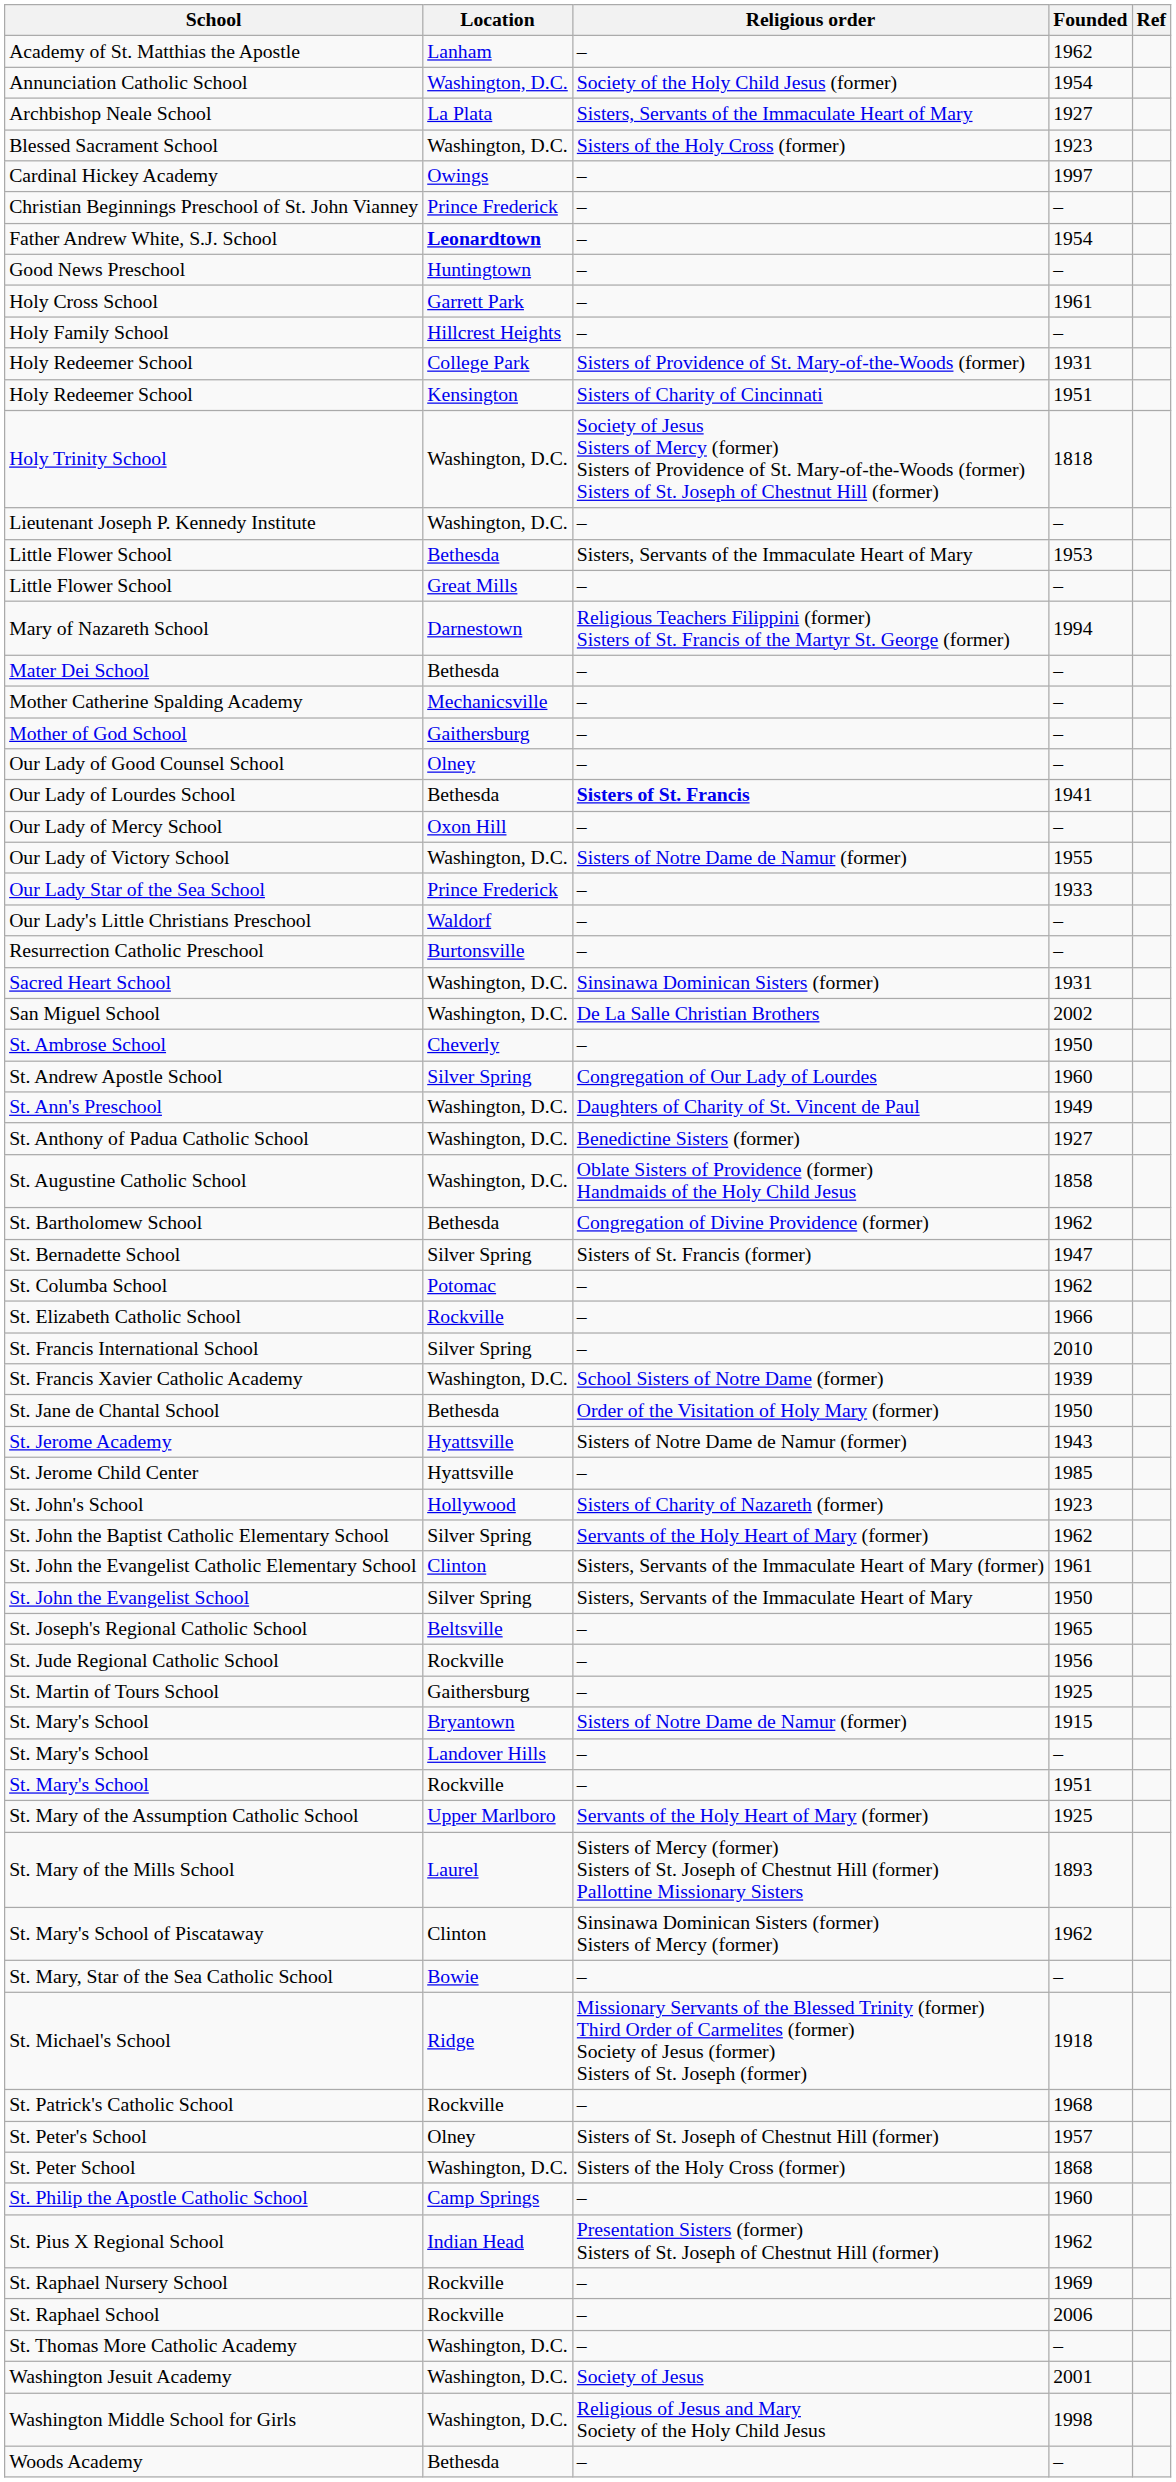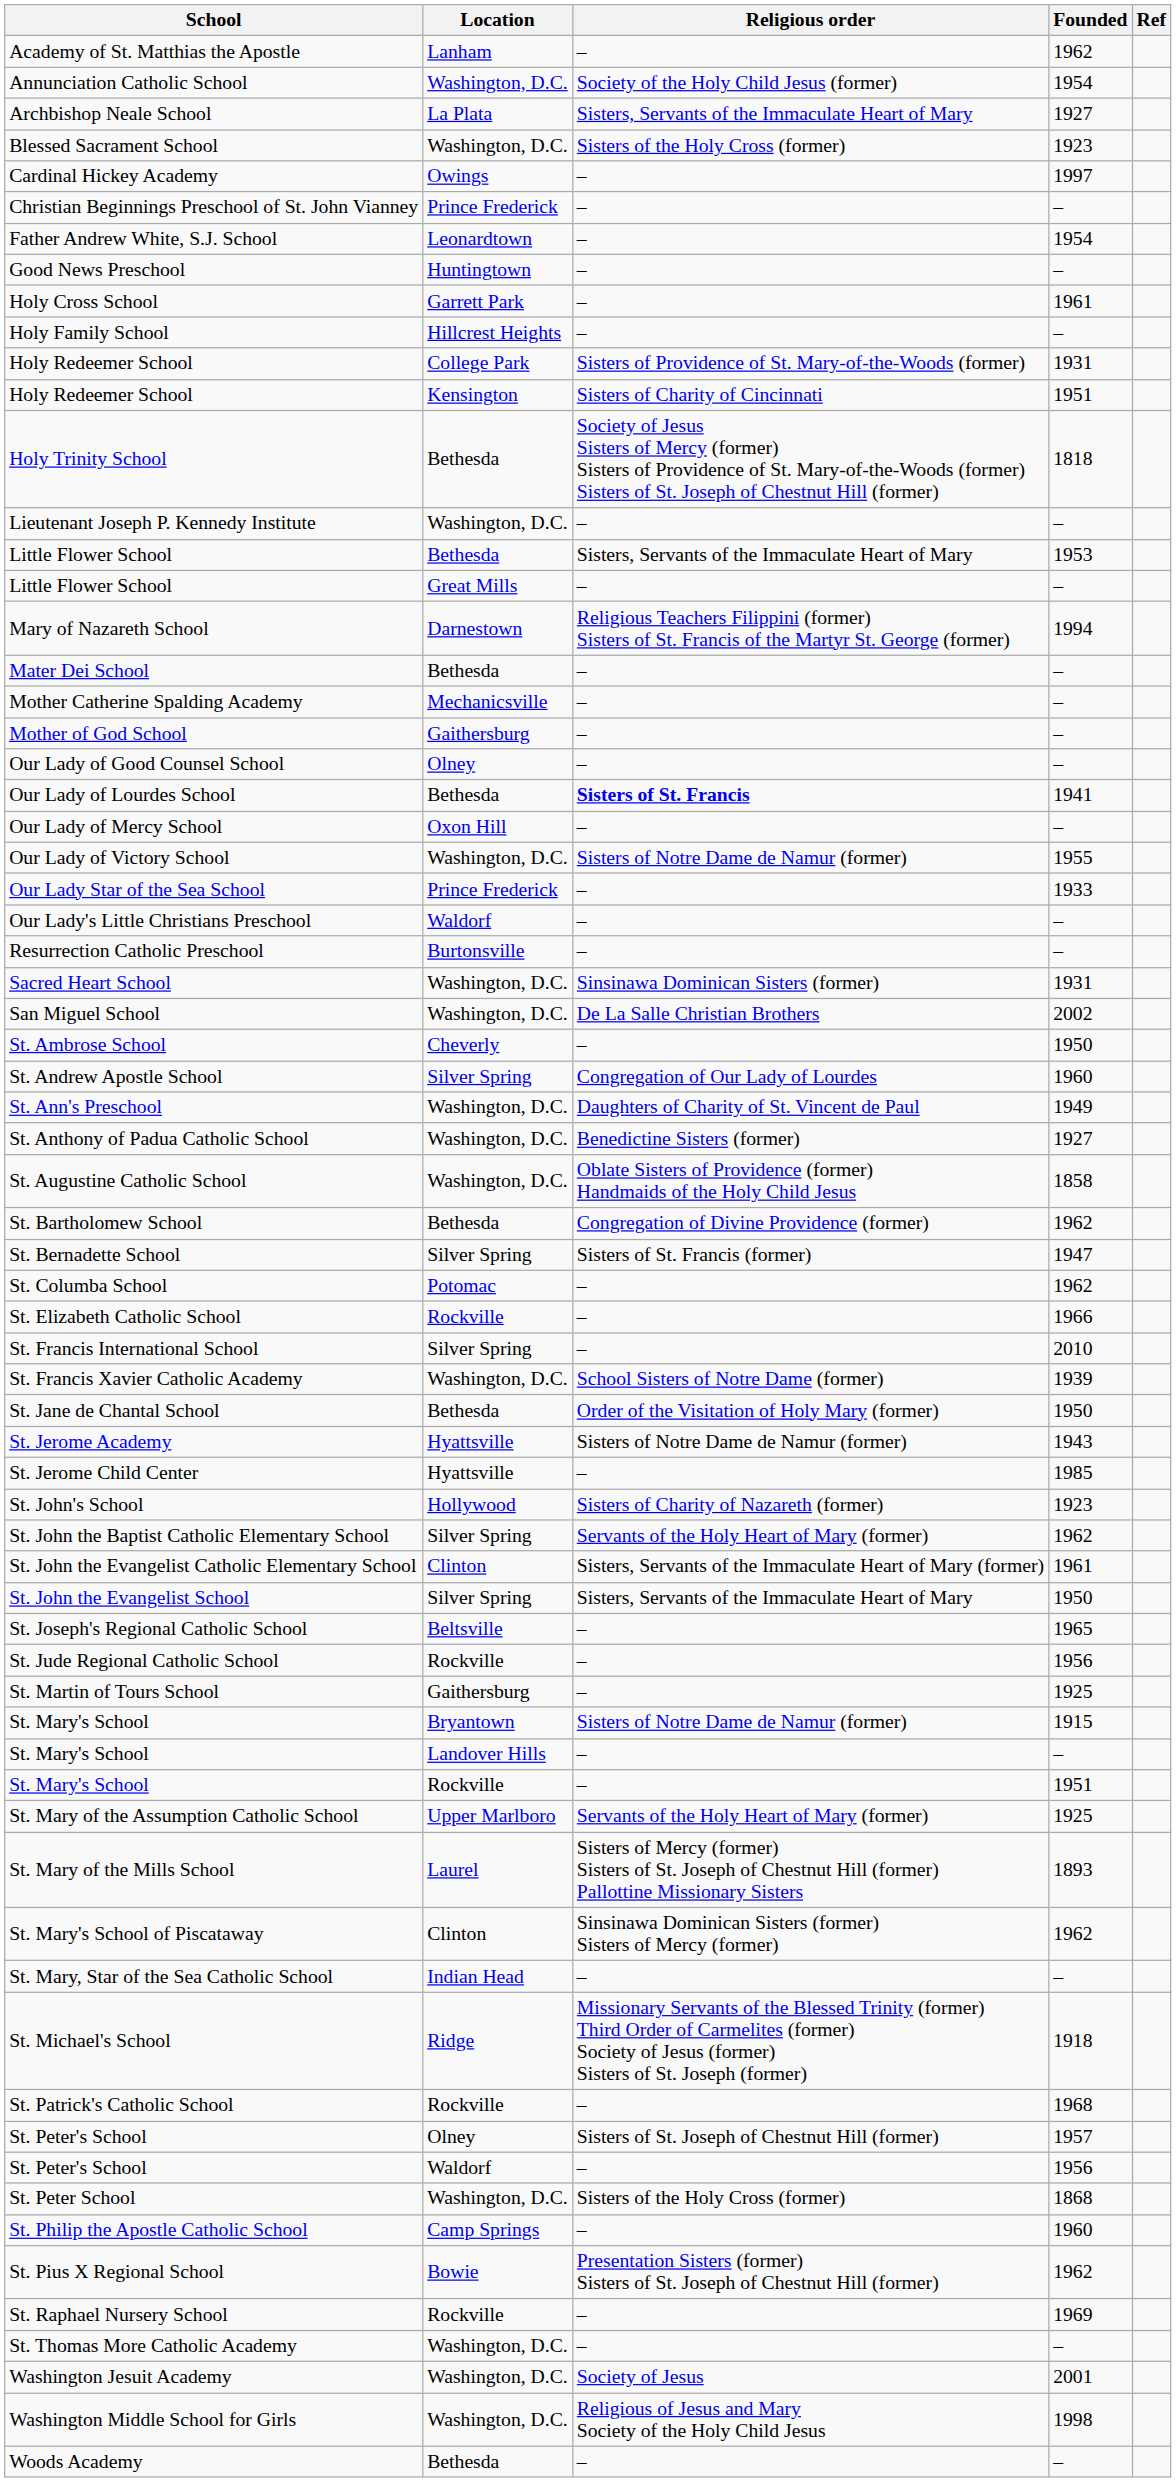(484, 238) bold -> (480, 238) normal
(497, 459) Washington, D.C. -> (463, 459) Bethesda
(453, 1976) Bowie -> (476, 1976) Indian Head
+ row: (78, 2167)
(476, 2241) Indian Head -> (453, 2272) Bowie
- row: (84, 2314)
